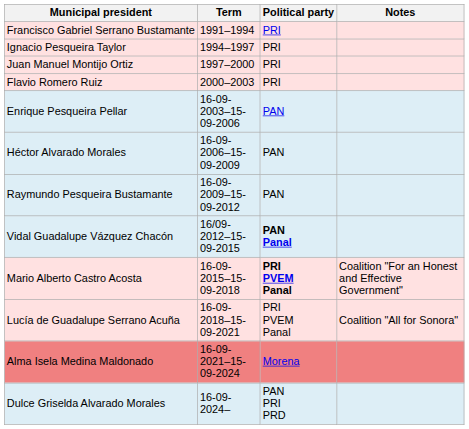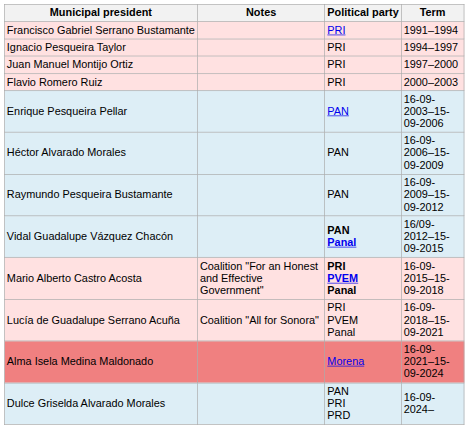columns swapped: (229, 13) <-> (400, 13)
